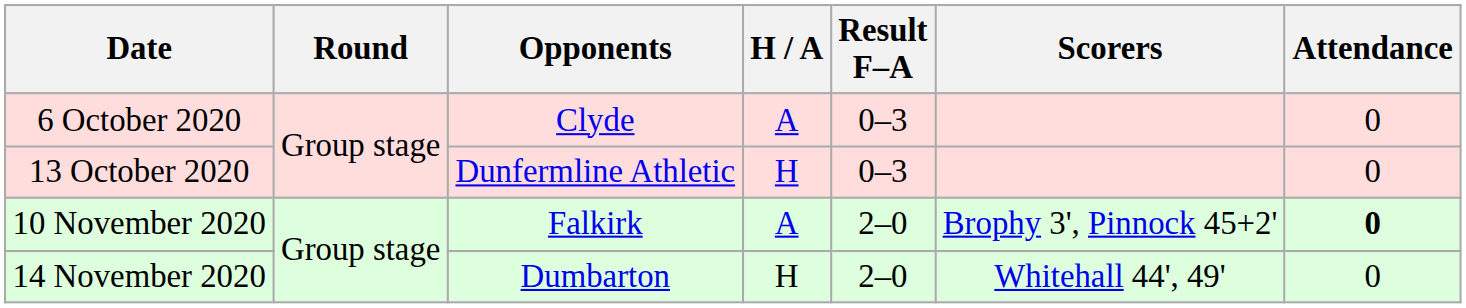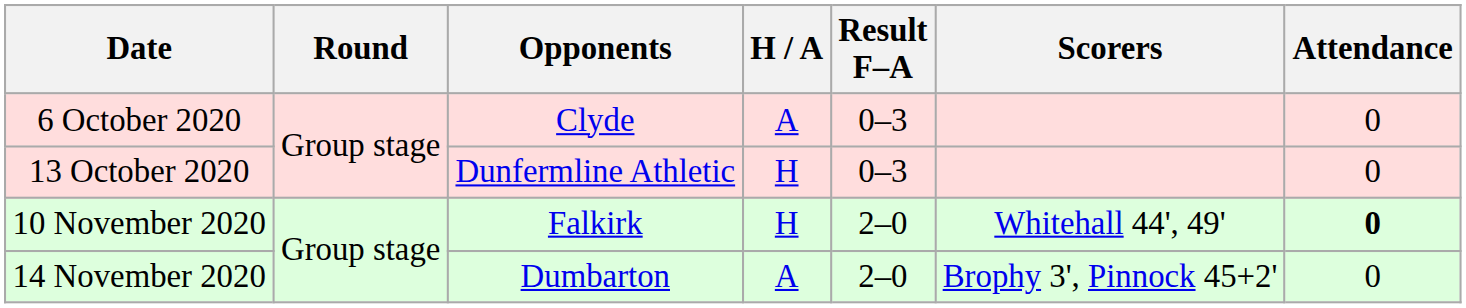(787, 223) A -> (787, 223) H
(1110, 223) Brophy 3', Pinnock 45+2' -> (1110, 223) Whitehall 44', 49'
(787, 275) H -> (787, 275) A
(1110, 275) Whitehall 44', 49' -> (1110, 275) Brophy 3', Pinnock 45+2'
